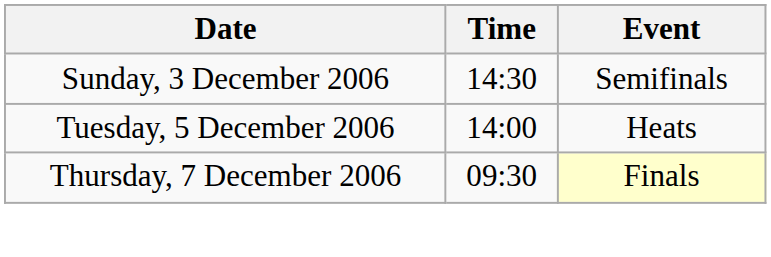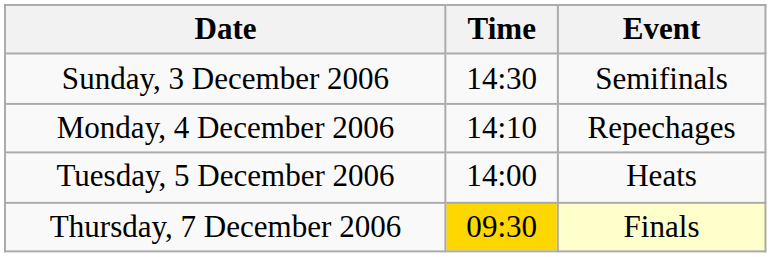+ row: (226, 127)
(502, 176) no background -> (502, 226) gold background
